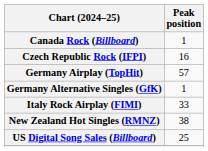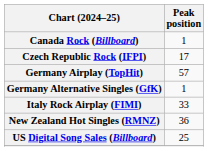(184, 56) 16 -> (184, 56) 17
(184, 121) 38 -> (184, 121) 36
